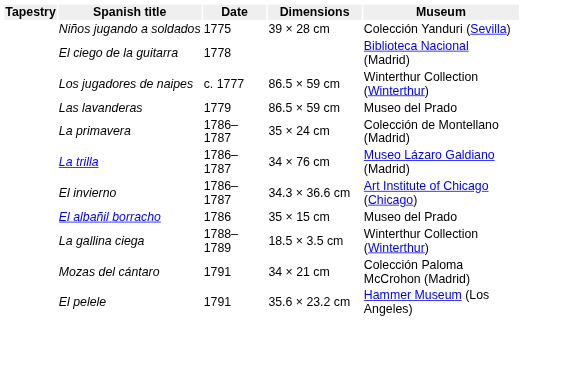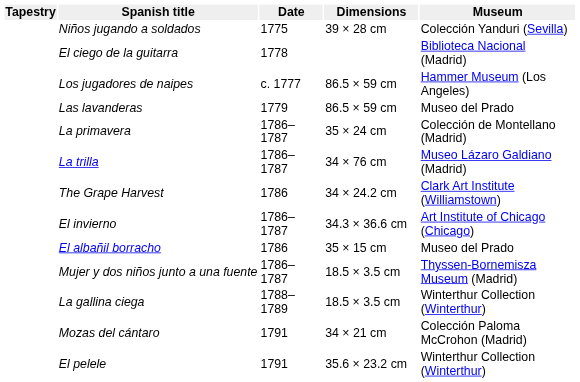(421, 83) Winterthur Collection (Winterthur) -> (483, 83) Hammer Museum (Los Angeles)
+ row: (111, 193)
+ row: (158, 271)
(427, 302) Hammer Museum (Los Angeles) -> (478, 364) Winterthur Collection (Winterthur)
